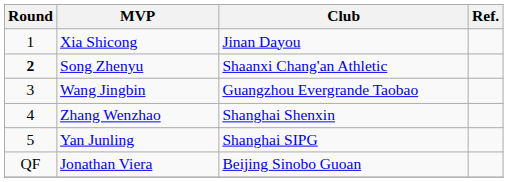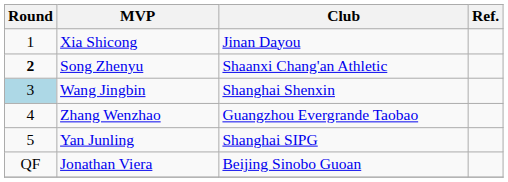(30, 90) no background -> (30, 90) lightblue background
(320, 90) Guangzhou Evergrande Taobao -> (279, 90) Shanghai Shenxin
(279, 115) Shanghai Shenxin -> (320, 115) Guangzhou Evergrande Taobao
